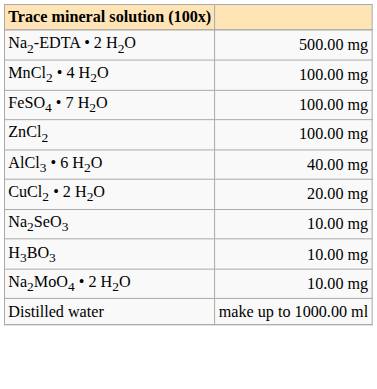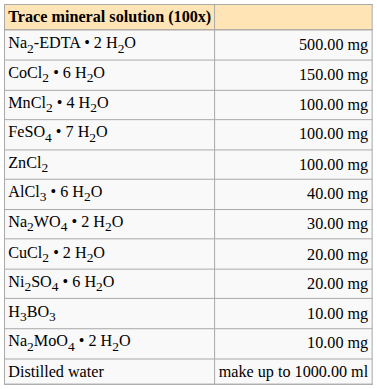+ row: (57, 74)
+ row: (66, 224)
+ row: (61, 283)
- row: (38, 224)
